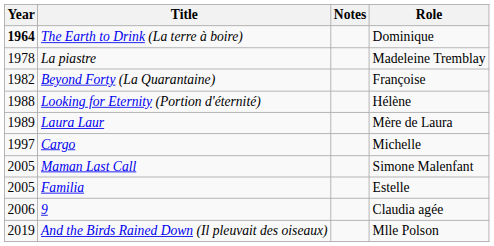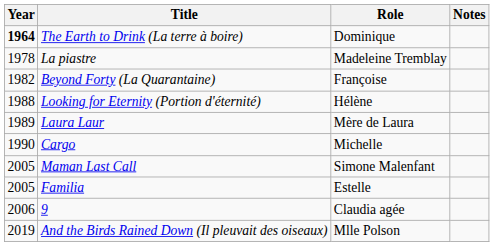columns swapped: (429, 15) <-> (350, 15)
(21, 144) 1997 -> (21, 144) 1990
